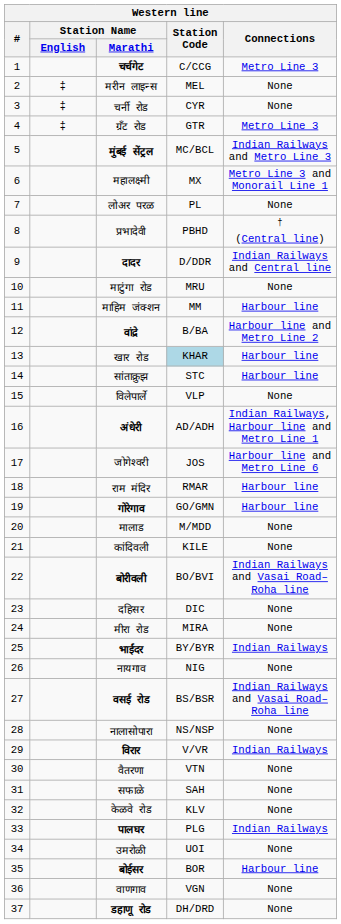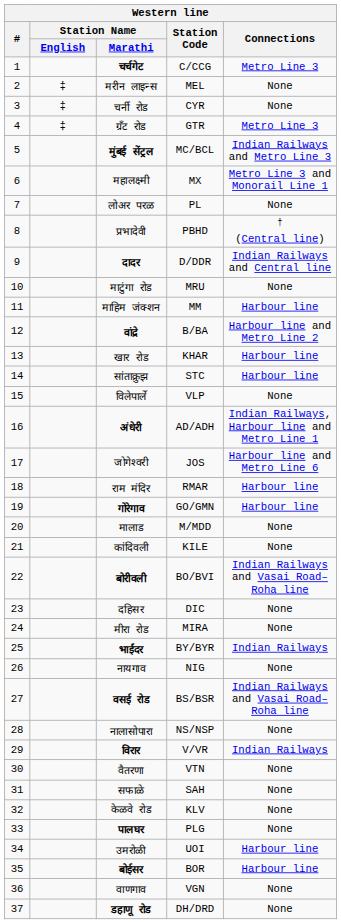(195, 356) lightblue background -> (195, 356) no background
(280, 829) Indian Railways -> (280, 829) None
(280, 849) None -> (280, 849) Harbour line
